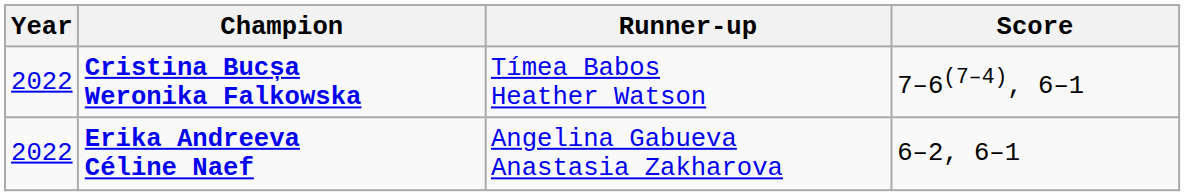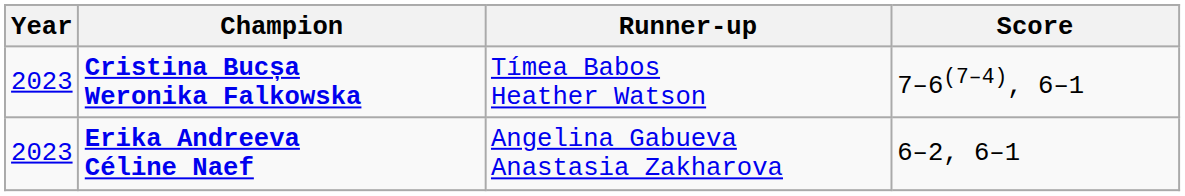(42, 82) 2022 -> (42, 82) 2023
(42, 154) 2022 -> (42, 154) 2023
